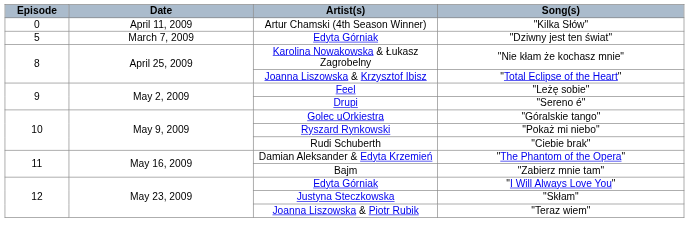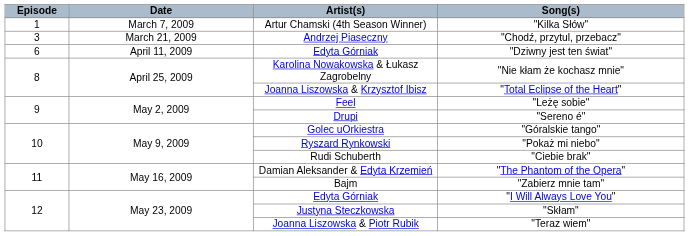(37, 24) 0 -> (37, 24) 1
(161, 24) April 11, 2009 -> (161, 24) March 7, 2009
+ row: (561, 38)
(37, 38) 5 -> (37, 51) 6
(161, 38) March 7, 2009 -> (161, 51) April 11, 2009
